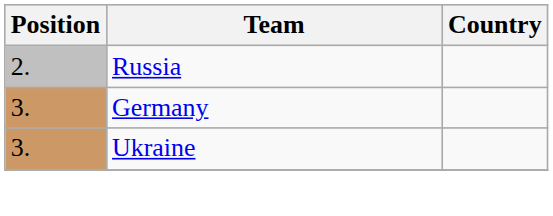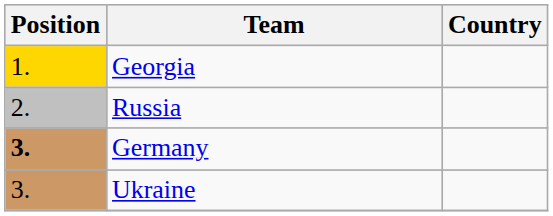+ row: (154, 66)
(21, 107) normal -> (21, 148) bold
